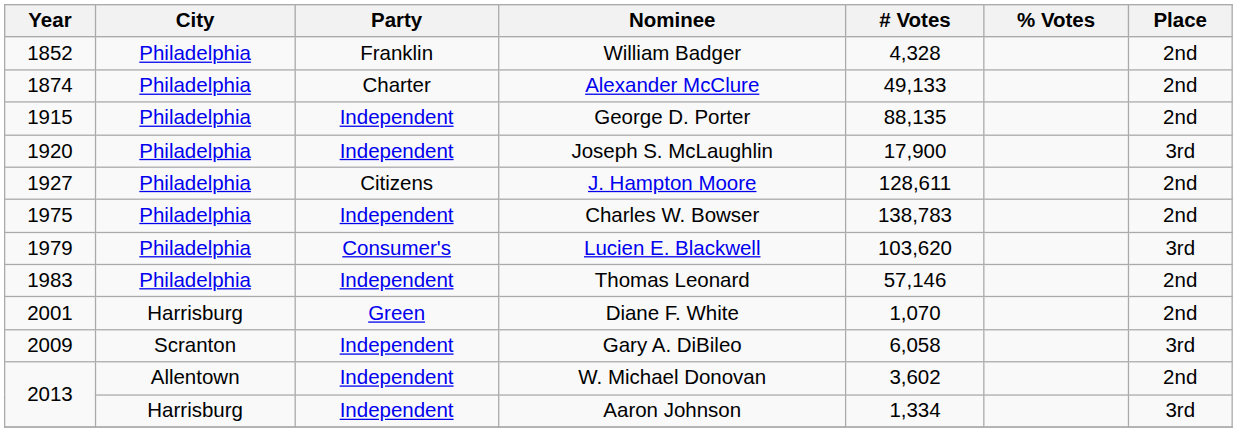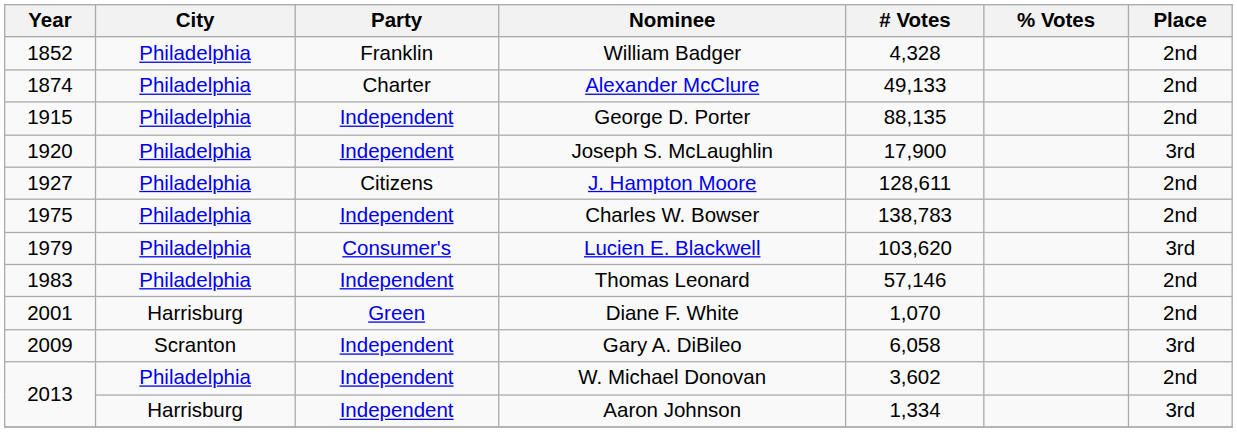(195, 378) Allentown -> (195, 378) Philadelphia
